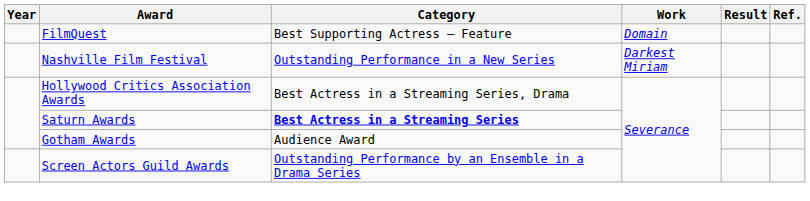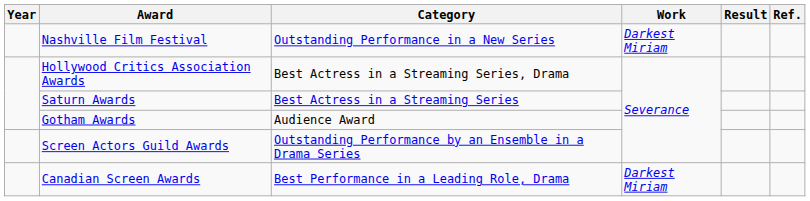- row: (74, 34)
(397, 120) bold -> (397, 100) normal
+ row: (121, 179)
